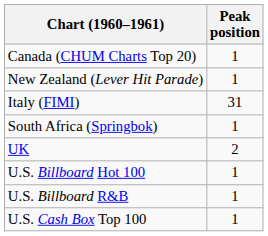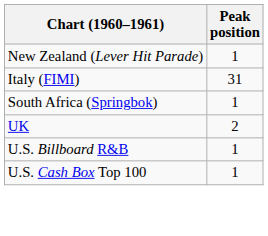- row: (102, 56)
- row: (76, 172)
